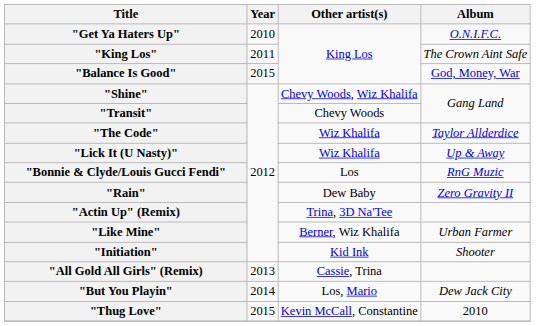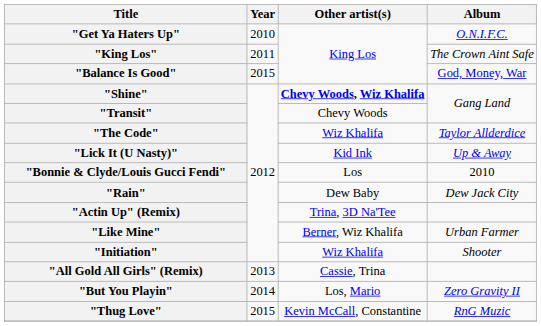(349, 93) normal -> (353, 93) bold
(349, 152) Wiz Khalifa -> (353, 152) Kid Ink
(475, 172) RnG Muzic -> (482, 172) 2010
(475, 192) Zero Gravity II -> (482, 192) Dew Jack City
(349, 251) Kid Ink -> (353, 251) Wiz Khalifa
(475, 291) Dew Jack City -> (482, 291) Zero Gravity II
(475, 311) 2010 -> (482, 311) RnG Muzic
